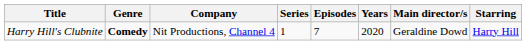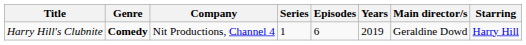(317, 31) 7 -> (317, 31) 6
(372, 31) 2020 -> (372, 31) 2019
